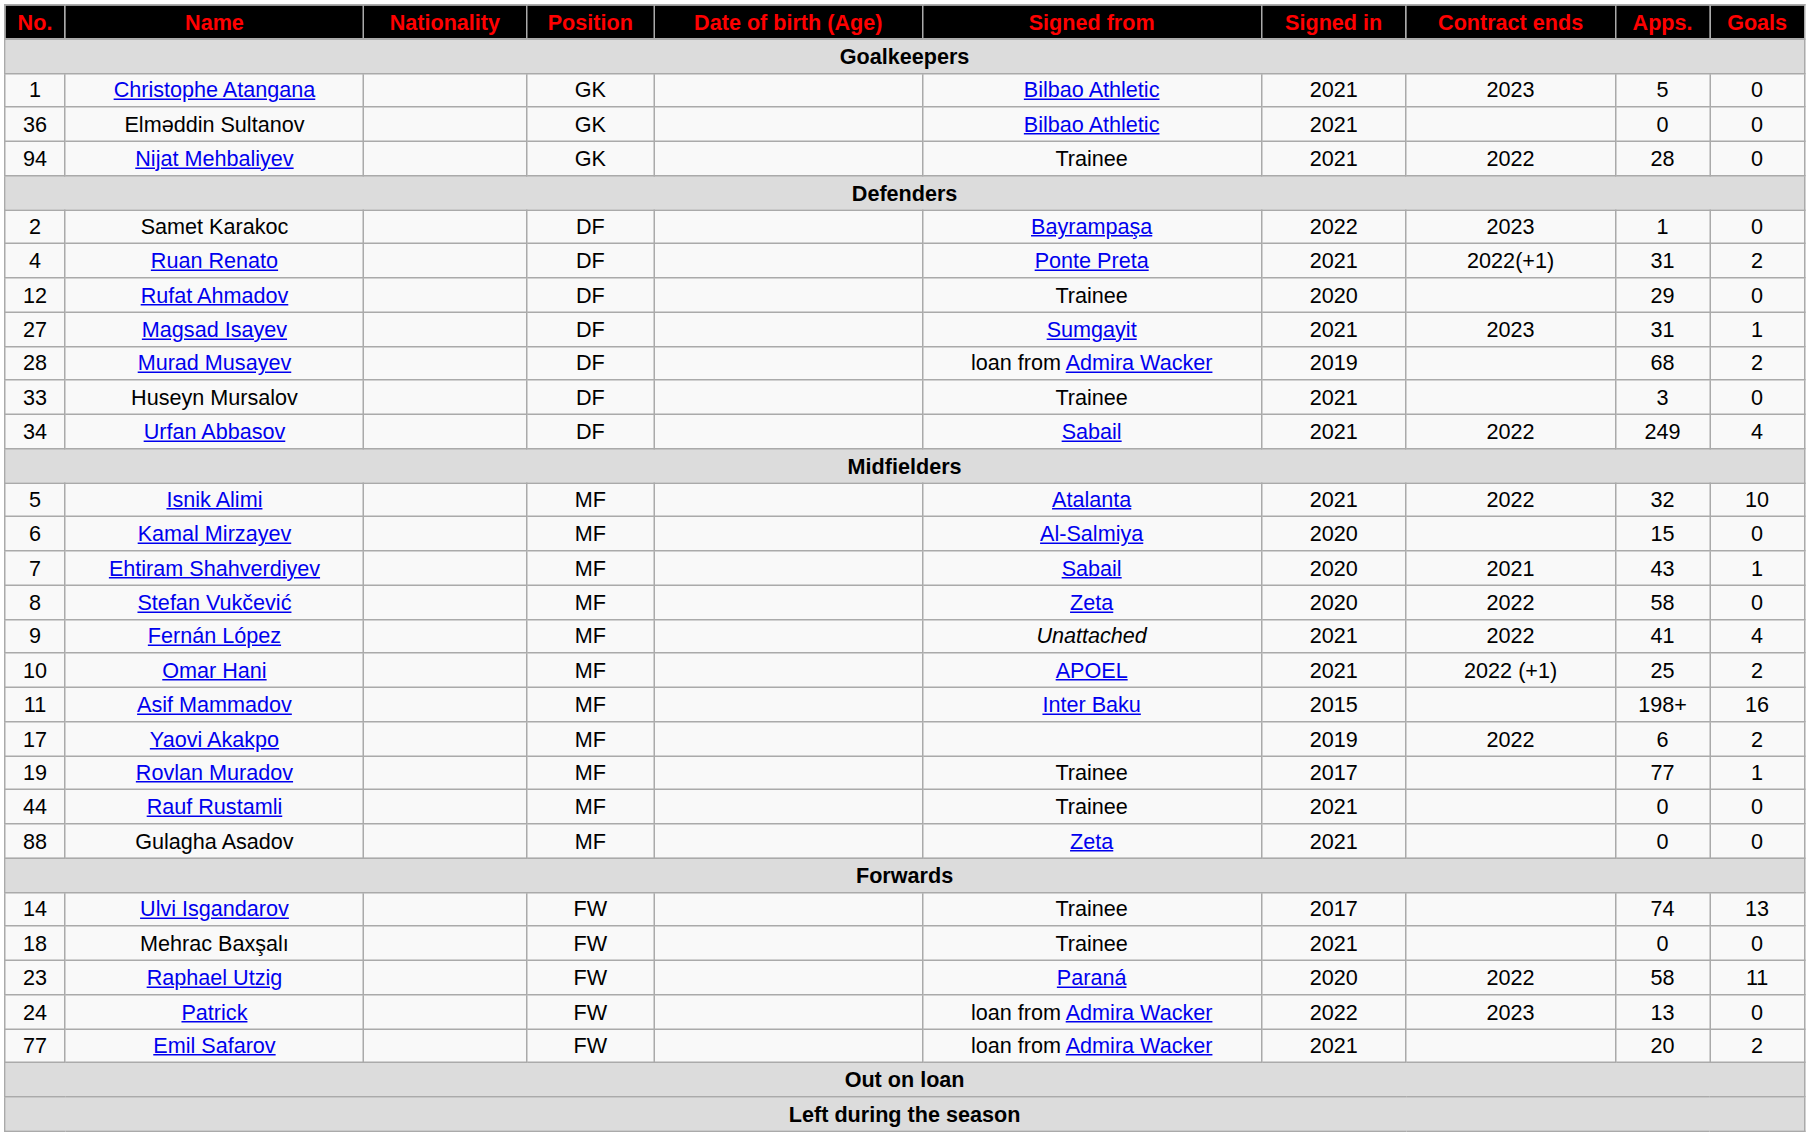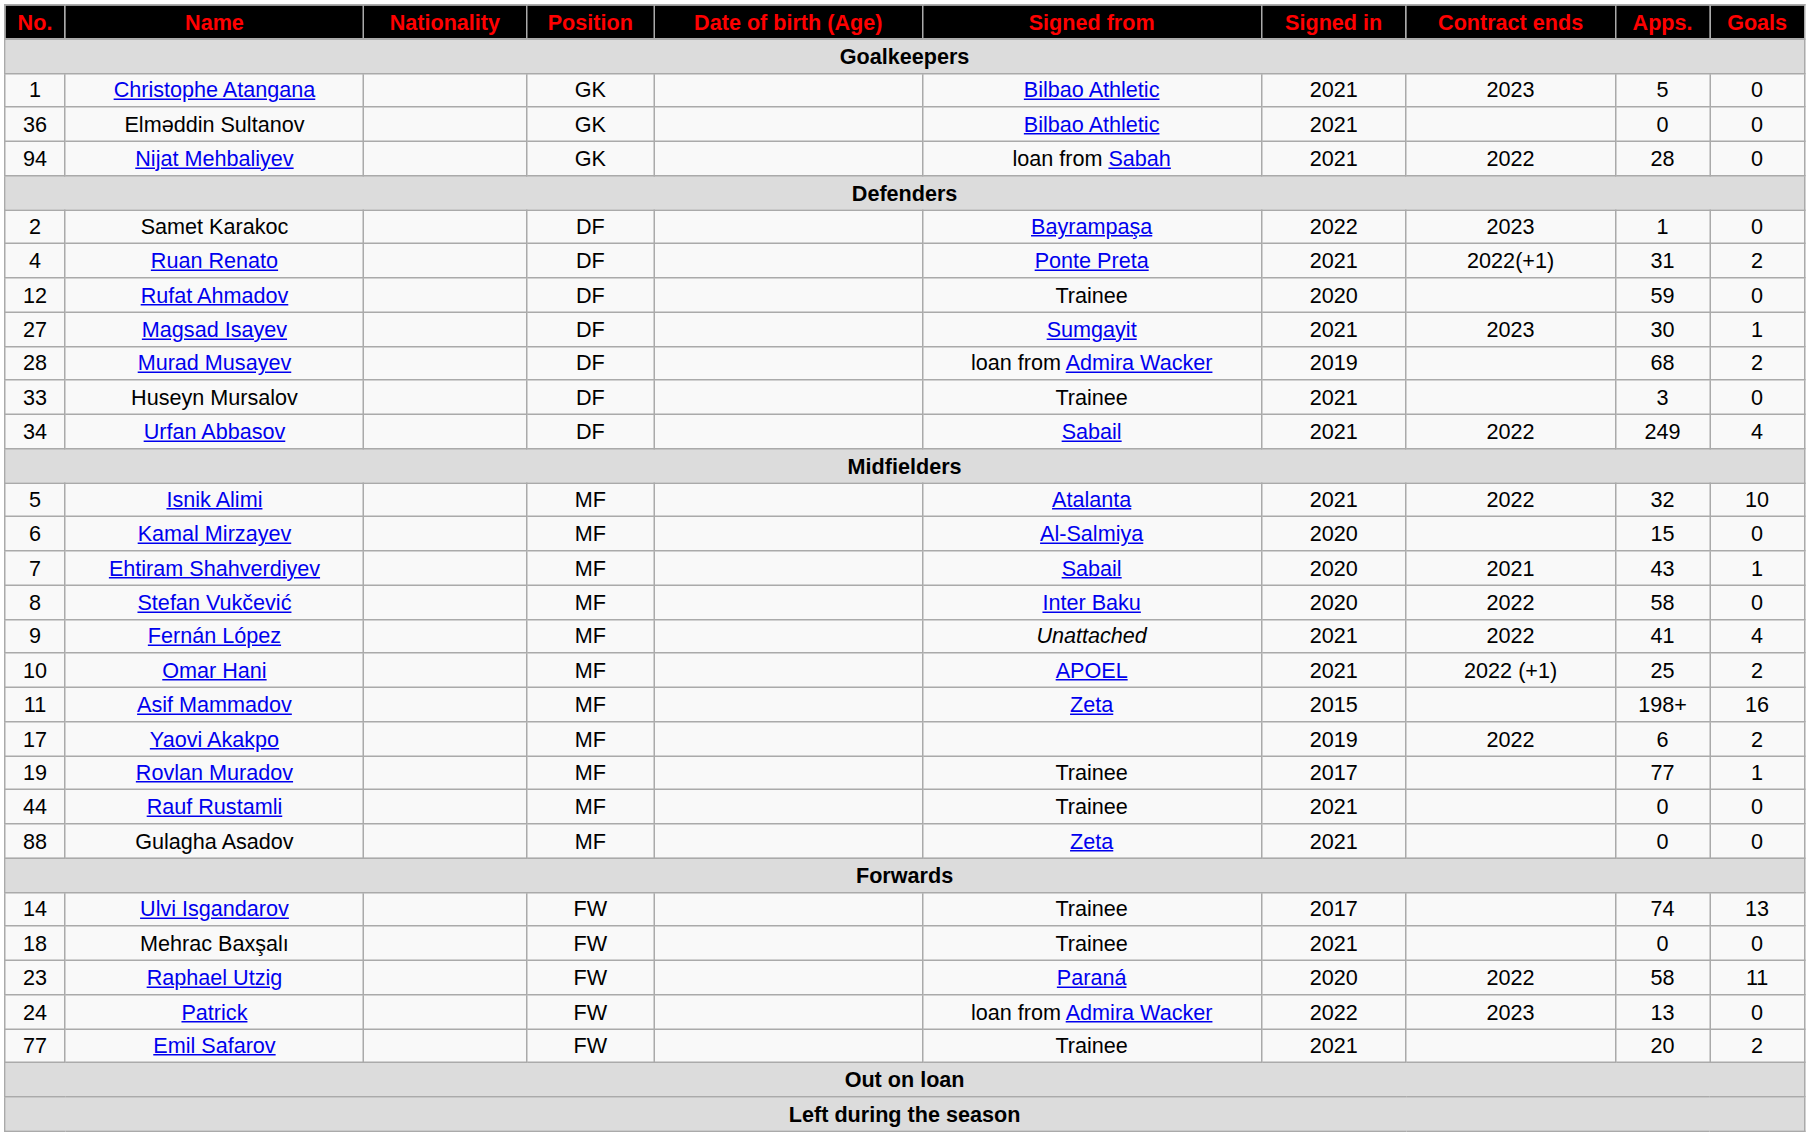(1092, 159) Trainee -> (1092, 159) loan from Sabah
(1663, 295) 29 -> (1663, 295) 59
(1663, 329) 31 -> (1663, 329) 30
(1092, 602) Zeta -> (1092, 602) Inter Baku
(1092, 705) Inter Baku -> (1092, 705) Zeta
(1092, 1046) loan from Admira Wacker -> (1092, 1046) Trainee
